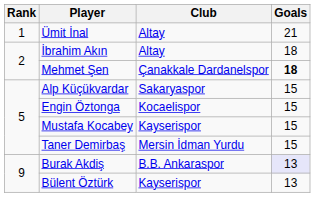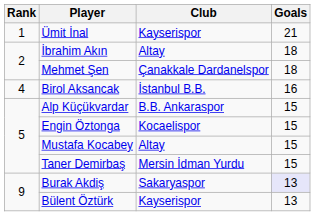(152, 32) Altay -> (170, 32) Kayserispor
(291, 70) bold -> (291, 70) normal
+ row: (80, 88)
(172, 88) Sakaryaspor -> (181, 107) B.B. Ankaraspor
(170, 126) Kayserispor -> (152, 145) Altay
(181, 164) B.B. Ankaraspor -> (172, 182) Sakaryaspor
